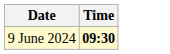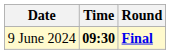+ column: (142, 15)
